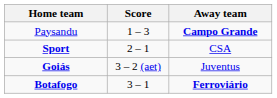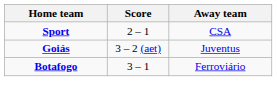- row: (56, 31)
(220, 84) bold -> (220, 66) normal
